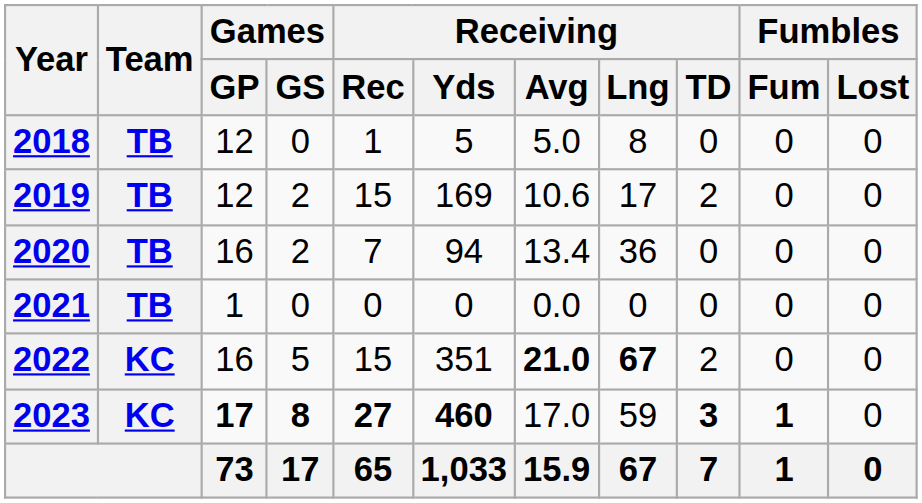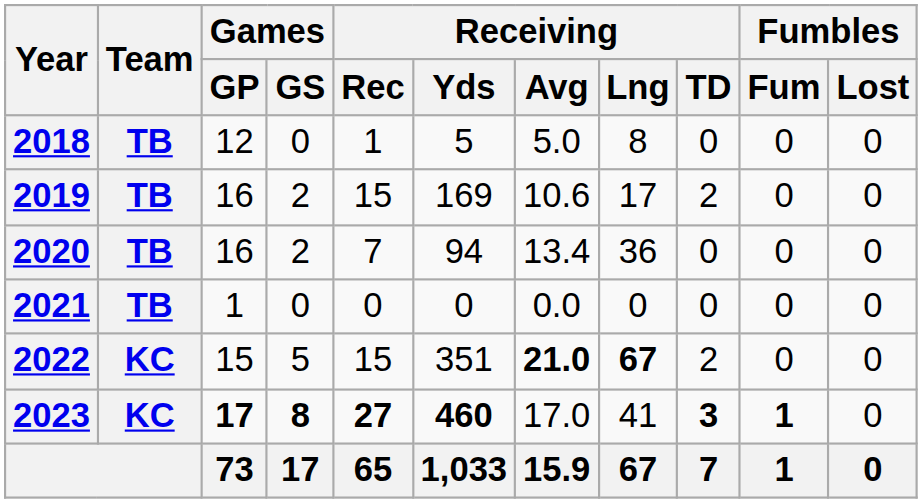(234, 196) 12 -> (234, 196) 16
(234, 360) 16 -> (234, 360) 15
(638, 415) 59 -> (638, 415) 41
